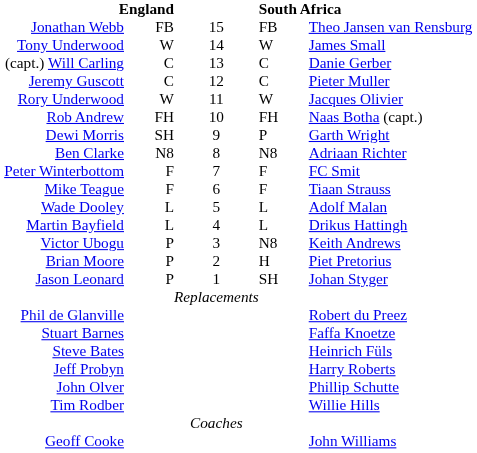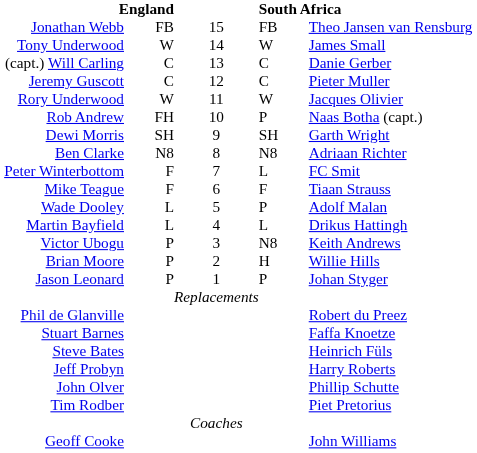(268, 117) FH -> (263, 117) P
(263, 135) P -> (268, 135) SH
(263, 171) F -> (263, 171) L
(263, 207) L -> (263, 207) P
(350, 261) Piet Pretorius -> (344, 261) Willie Hills
(268, 279) SH -> (263, 279) P
(344, 405) Willie Hills -> (350, 405) Piet Pretorius
